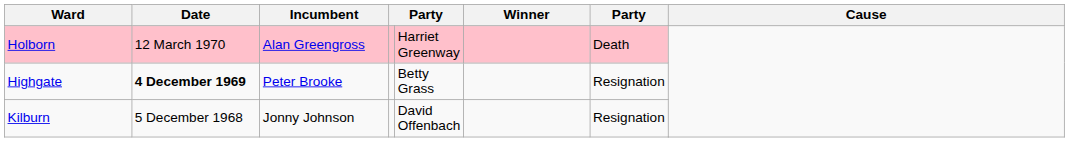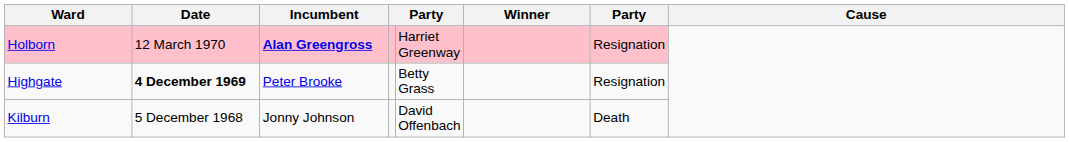(314, 44) normal -> (318, 44) bold
(611, 44) Death -> (629, 44) Resignation
(629, 118) Resignation -> (611, 118) Death
